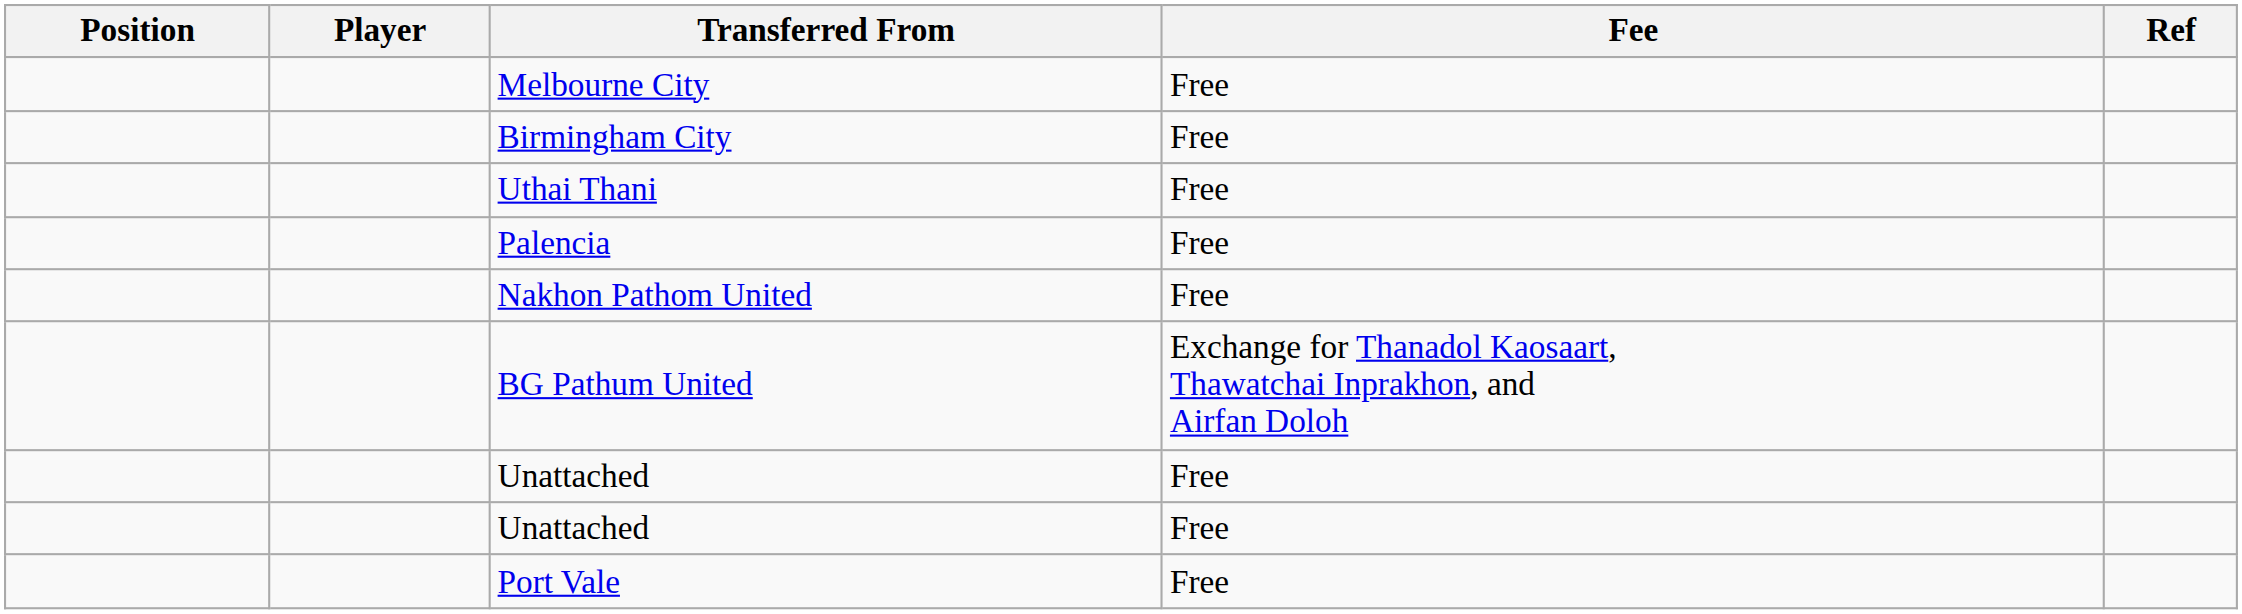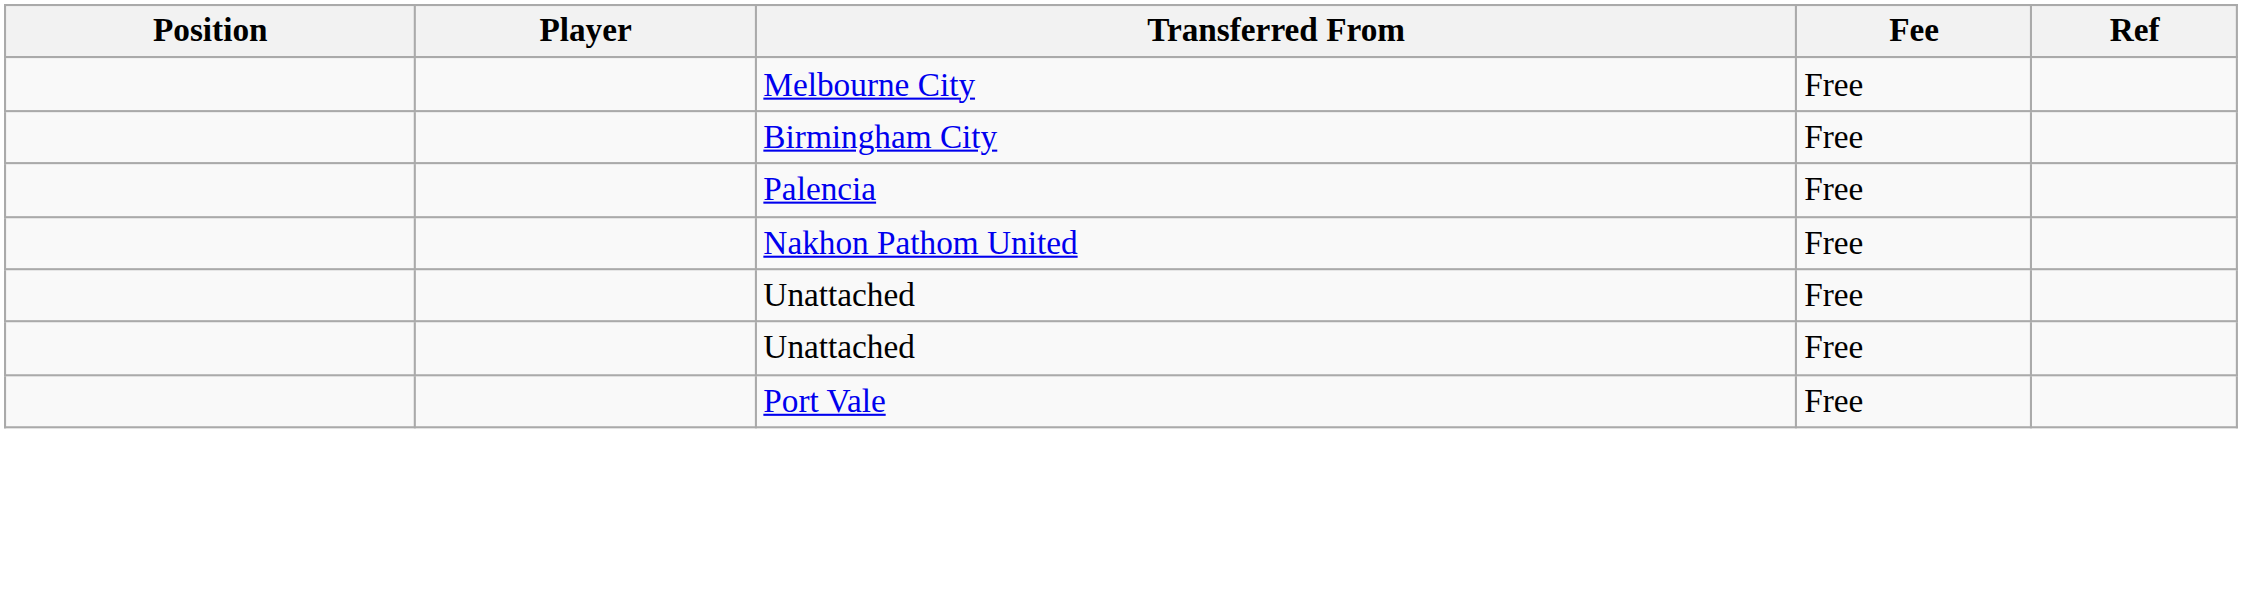- row: (577, 189)
- row: (625, 385)
